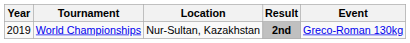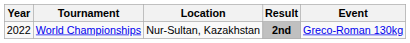(19, 30) 2019 -> (19, 30) 2022
